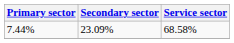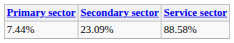(180, 30) 68.58% -> (180, 30) 88.58%
